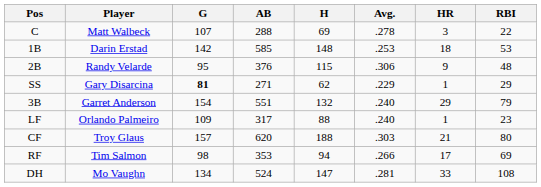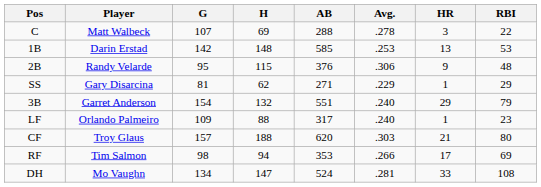columns swapped: (264, 13) <-> (324, 13)
(445, 48) 18 -> (445, 48) 13
(203, 84) bold -> (203, 84) normal
